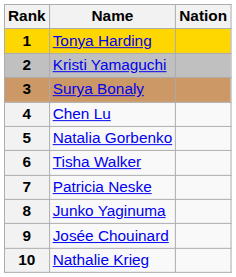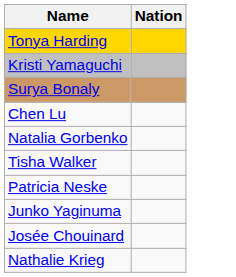- column: (27, 16)
